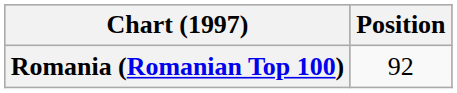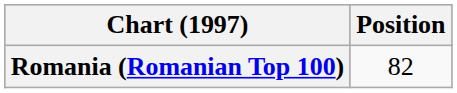(401, 66) 92 -> (401, 66) 82
